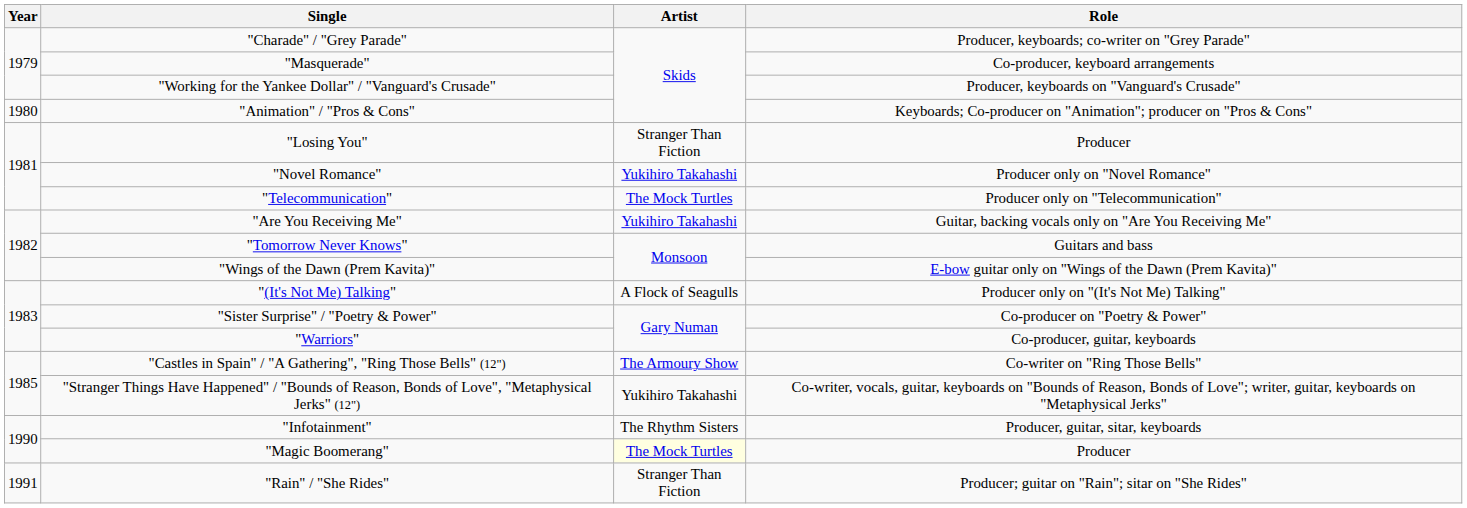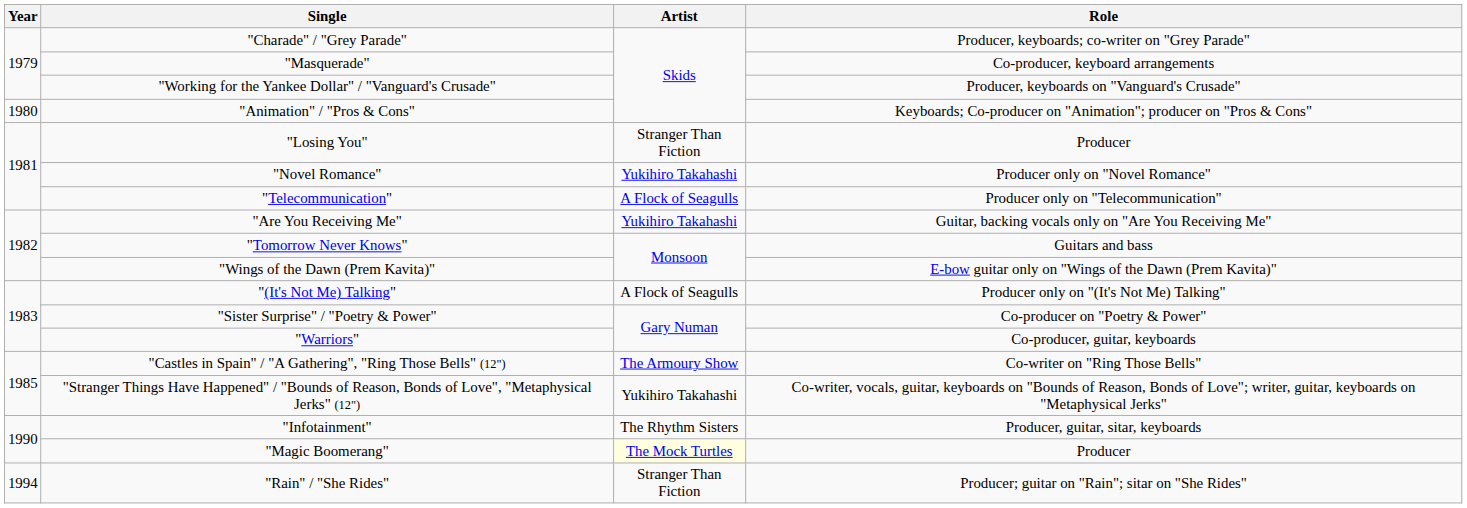(679, 198) The Mock Turtles -> (679, 198) A Flock of Seagulls
(23, 482) 1991 -> (23, 482) 1994
